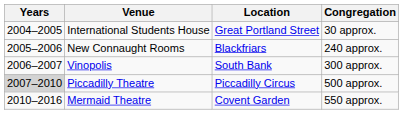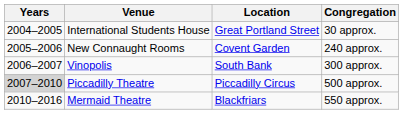(240, 48) Blackfriars -> (252, 48) Covent Garden
(252, 100) Covent Garden -> (240, 100) Blackfriars
